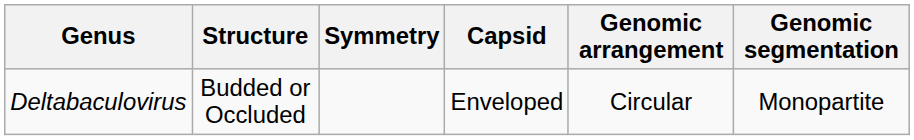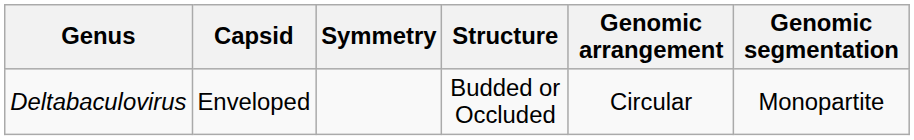columns swapped: (255, 36) <-> (507, 36)
